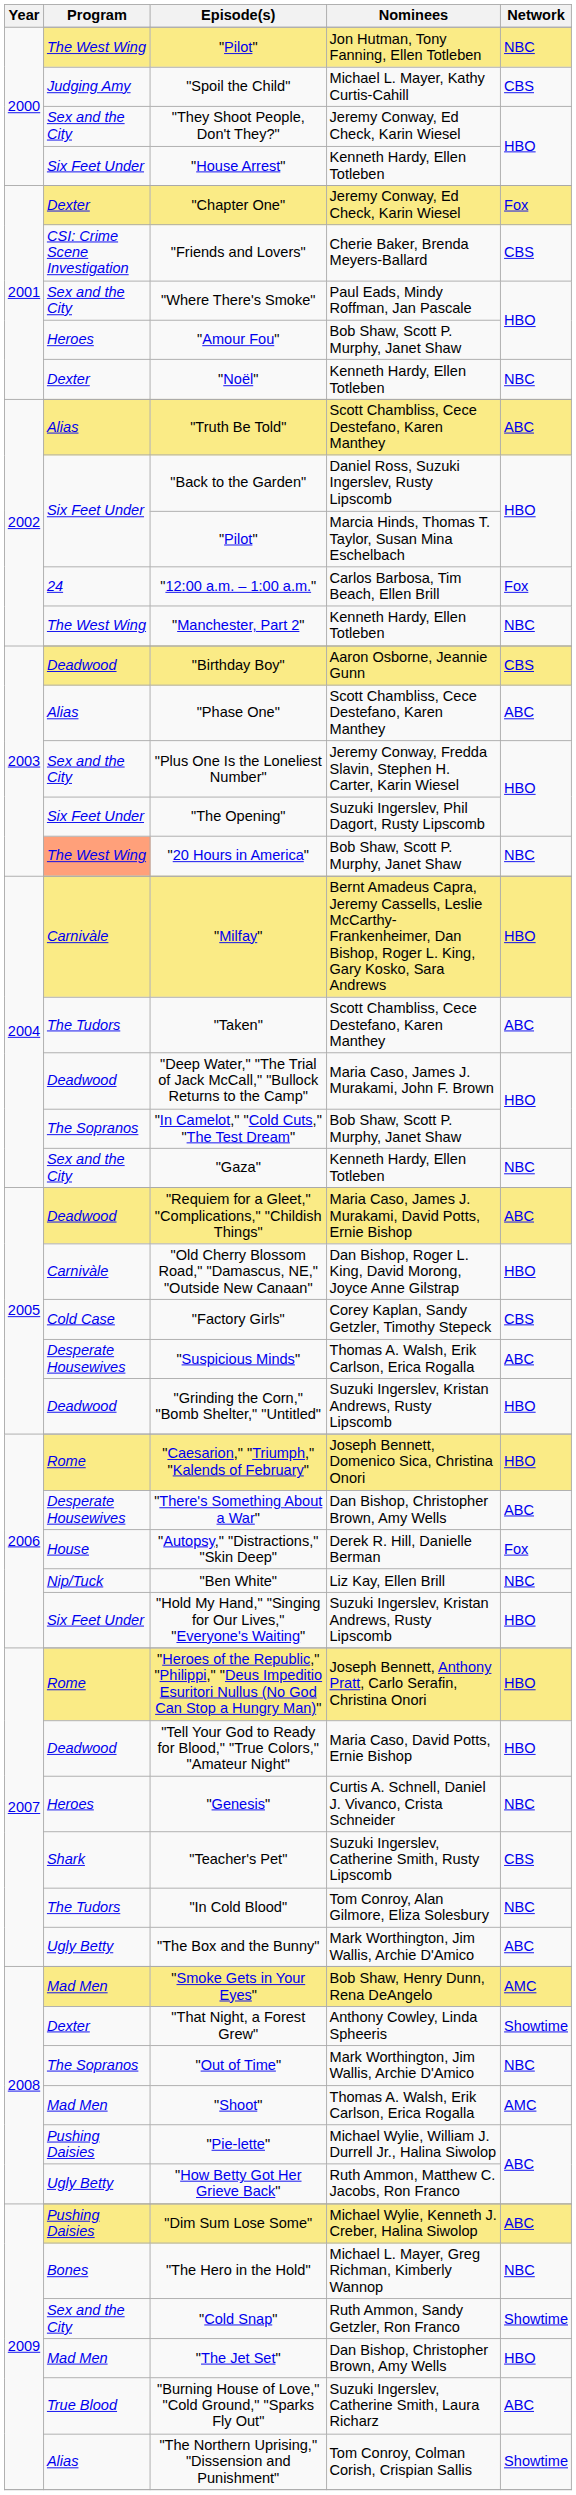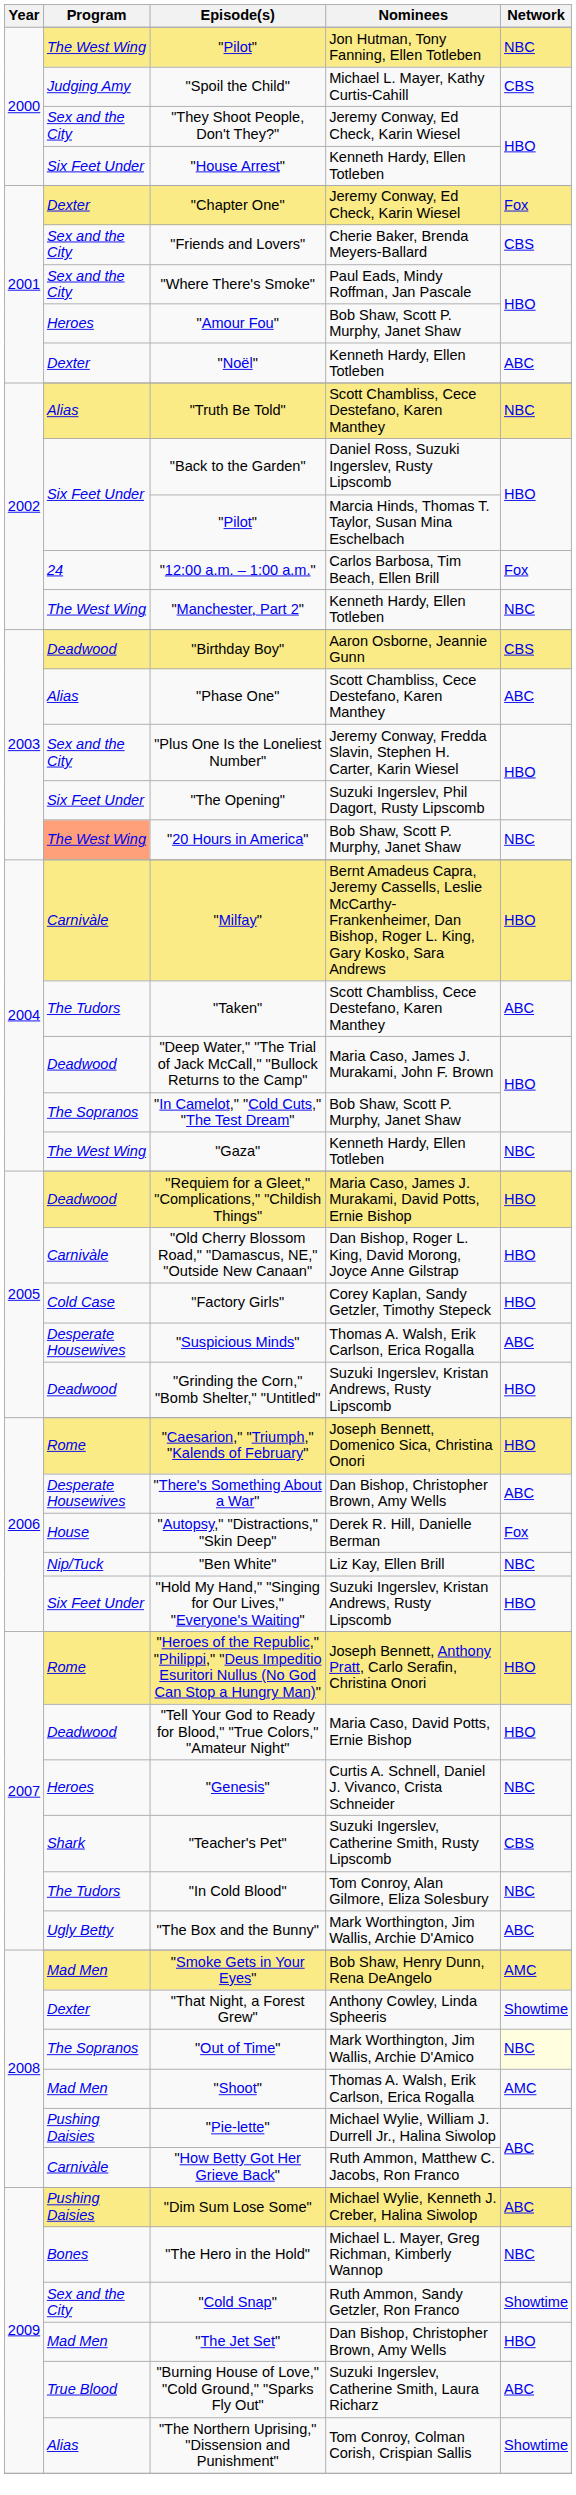(88, 252) CSI: Crime Scene Investigation -> (86, 244) Sex and the City
(519, 379) NBC -> (519, 363) ABC
(519, 427) ABC -> (519, 410) NBC
(86, 1168) Sex and the City -> (96, 1151) The West Wing
(519, 1215) ABC -> (520, 1199) HBO
(519, 1319) CBS -> (520, 1302) HBO
(519, 2065) no background -> (519, 2049) lightyellow background
(80, 2183) Ugly Betty -> (78, 2167) Carnivàle
